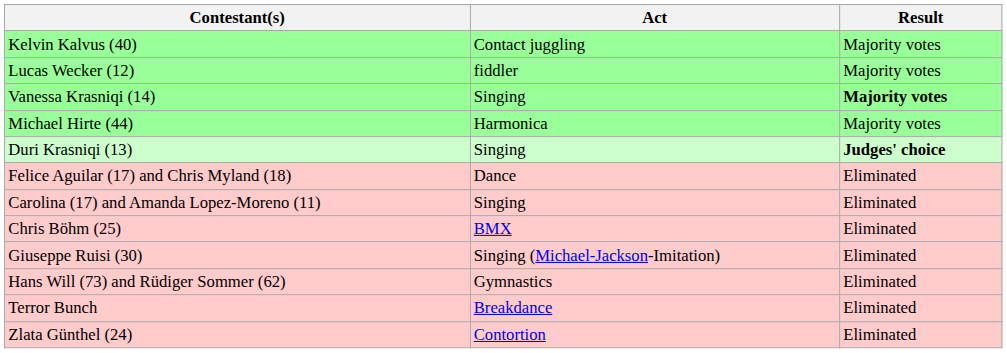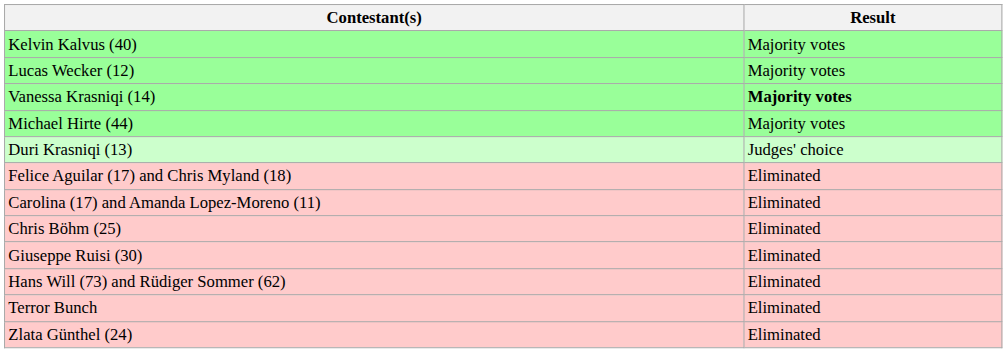- column: (655, 17)
(894, 149) bold -> (796, 149) normal
